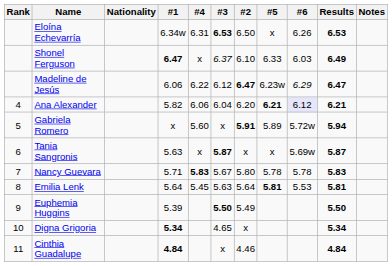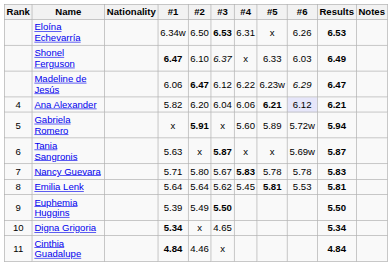columns swapped: (246, 12) <-> (200, 12)
(223, 187) 5.63 -> (223, 187) 5.62
